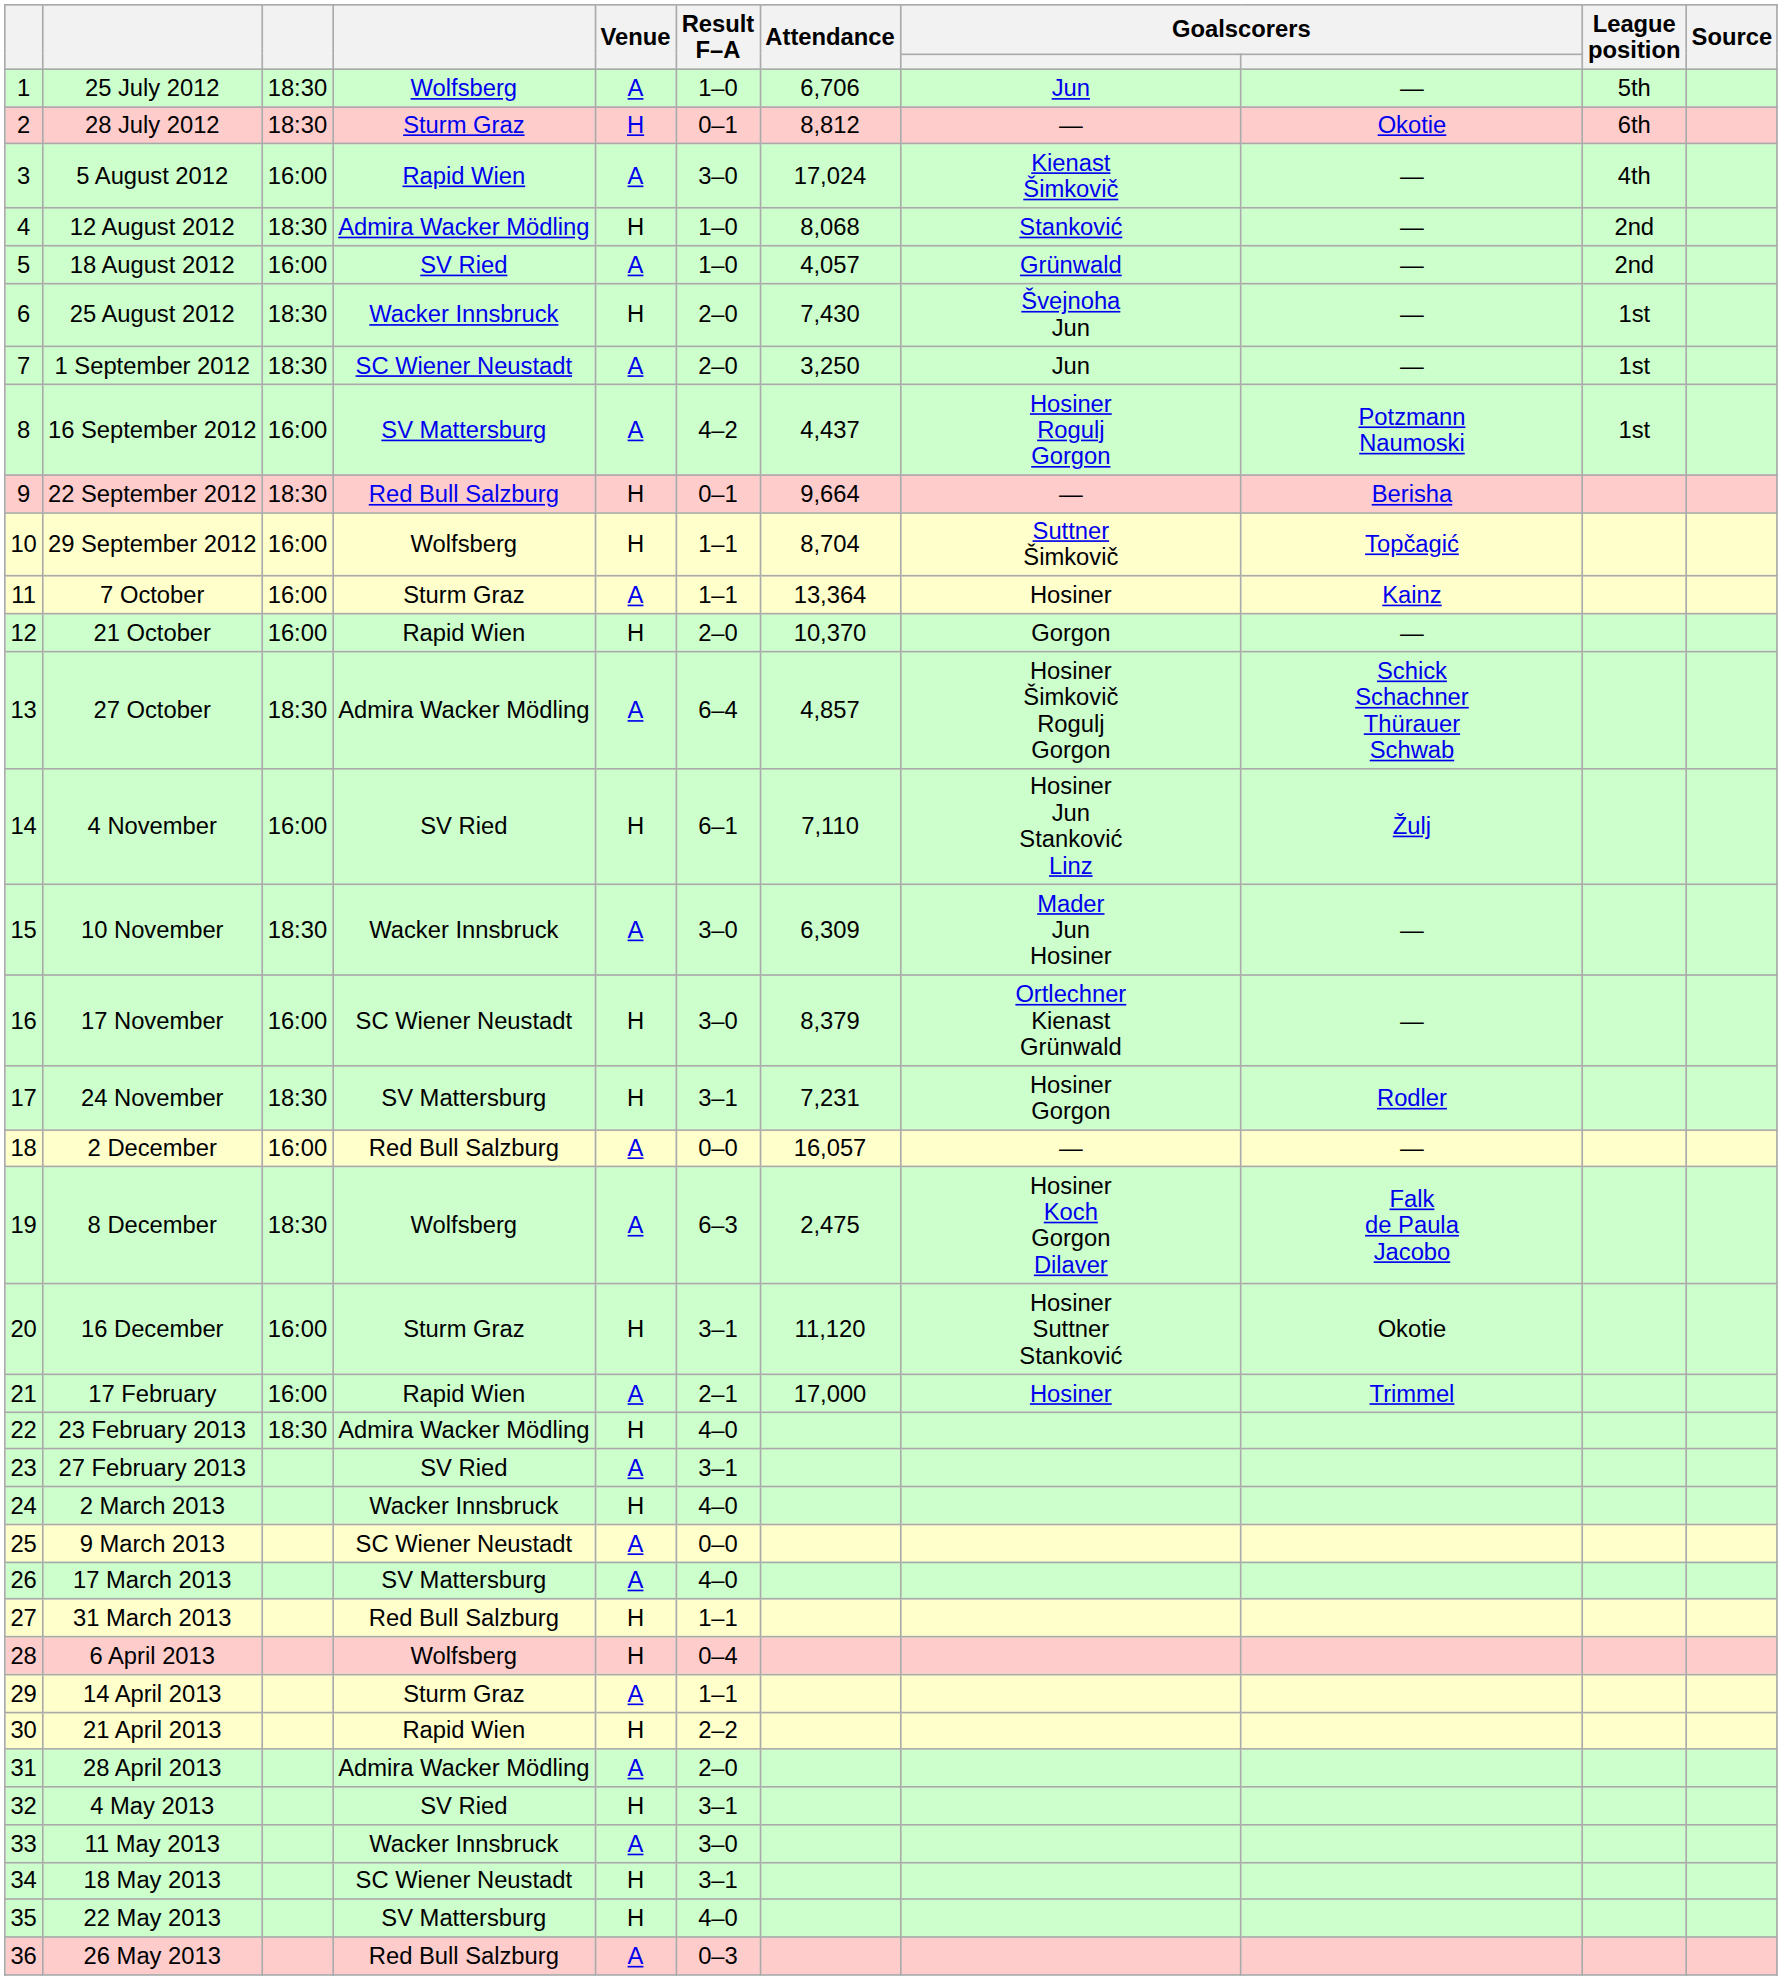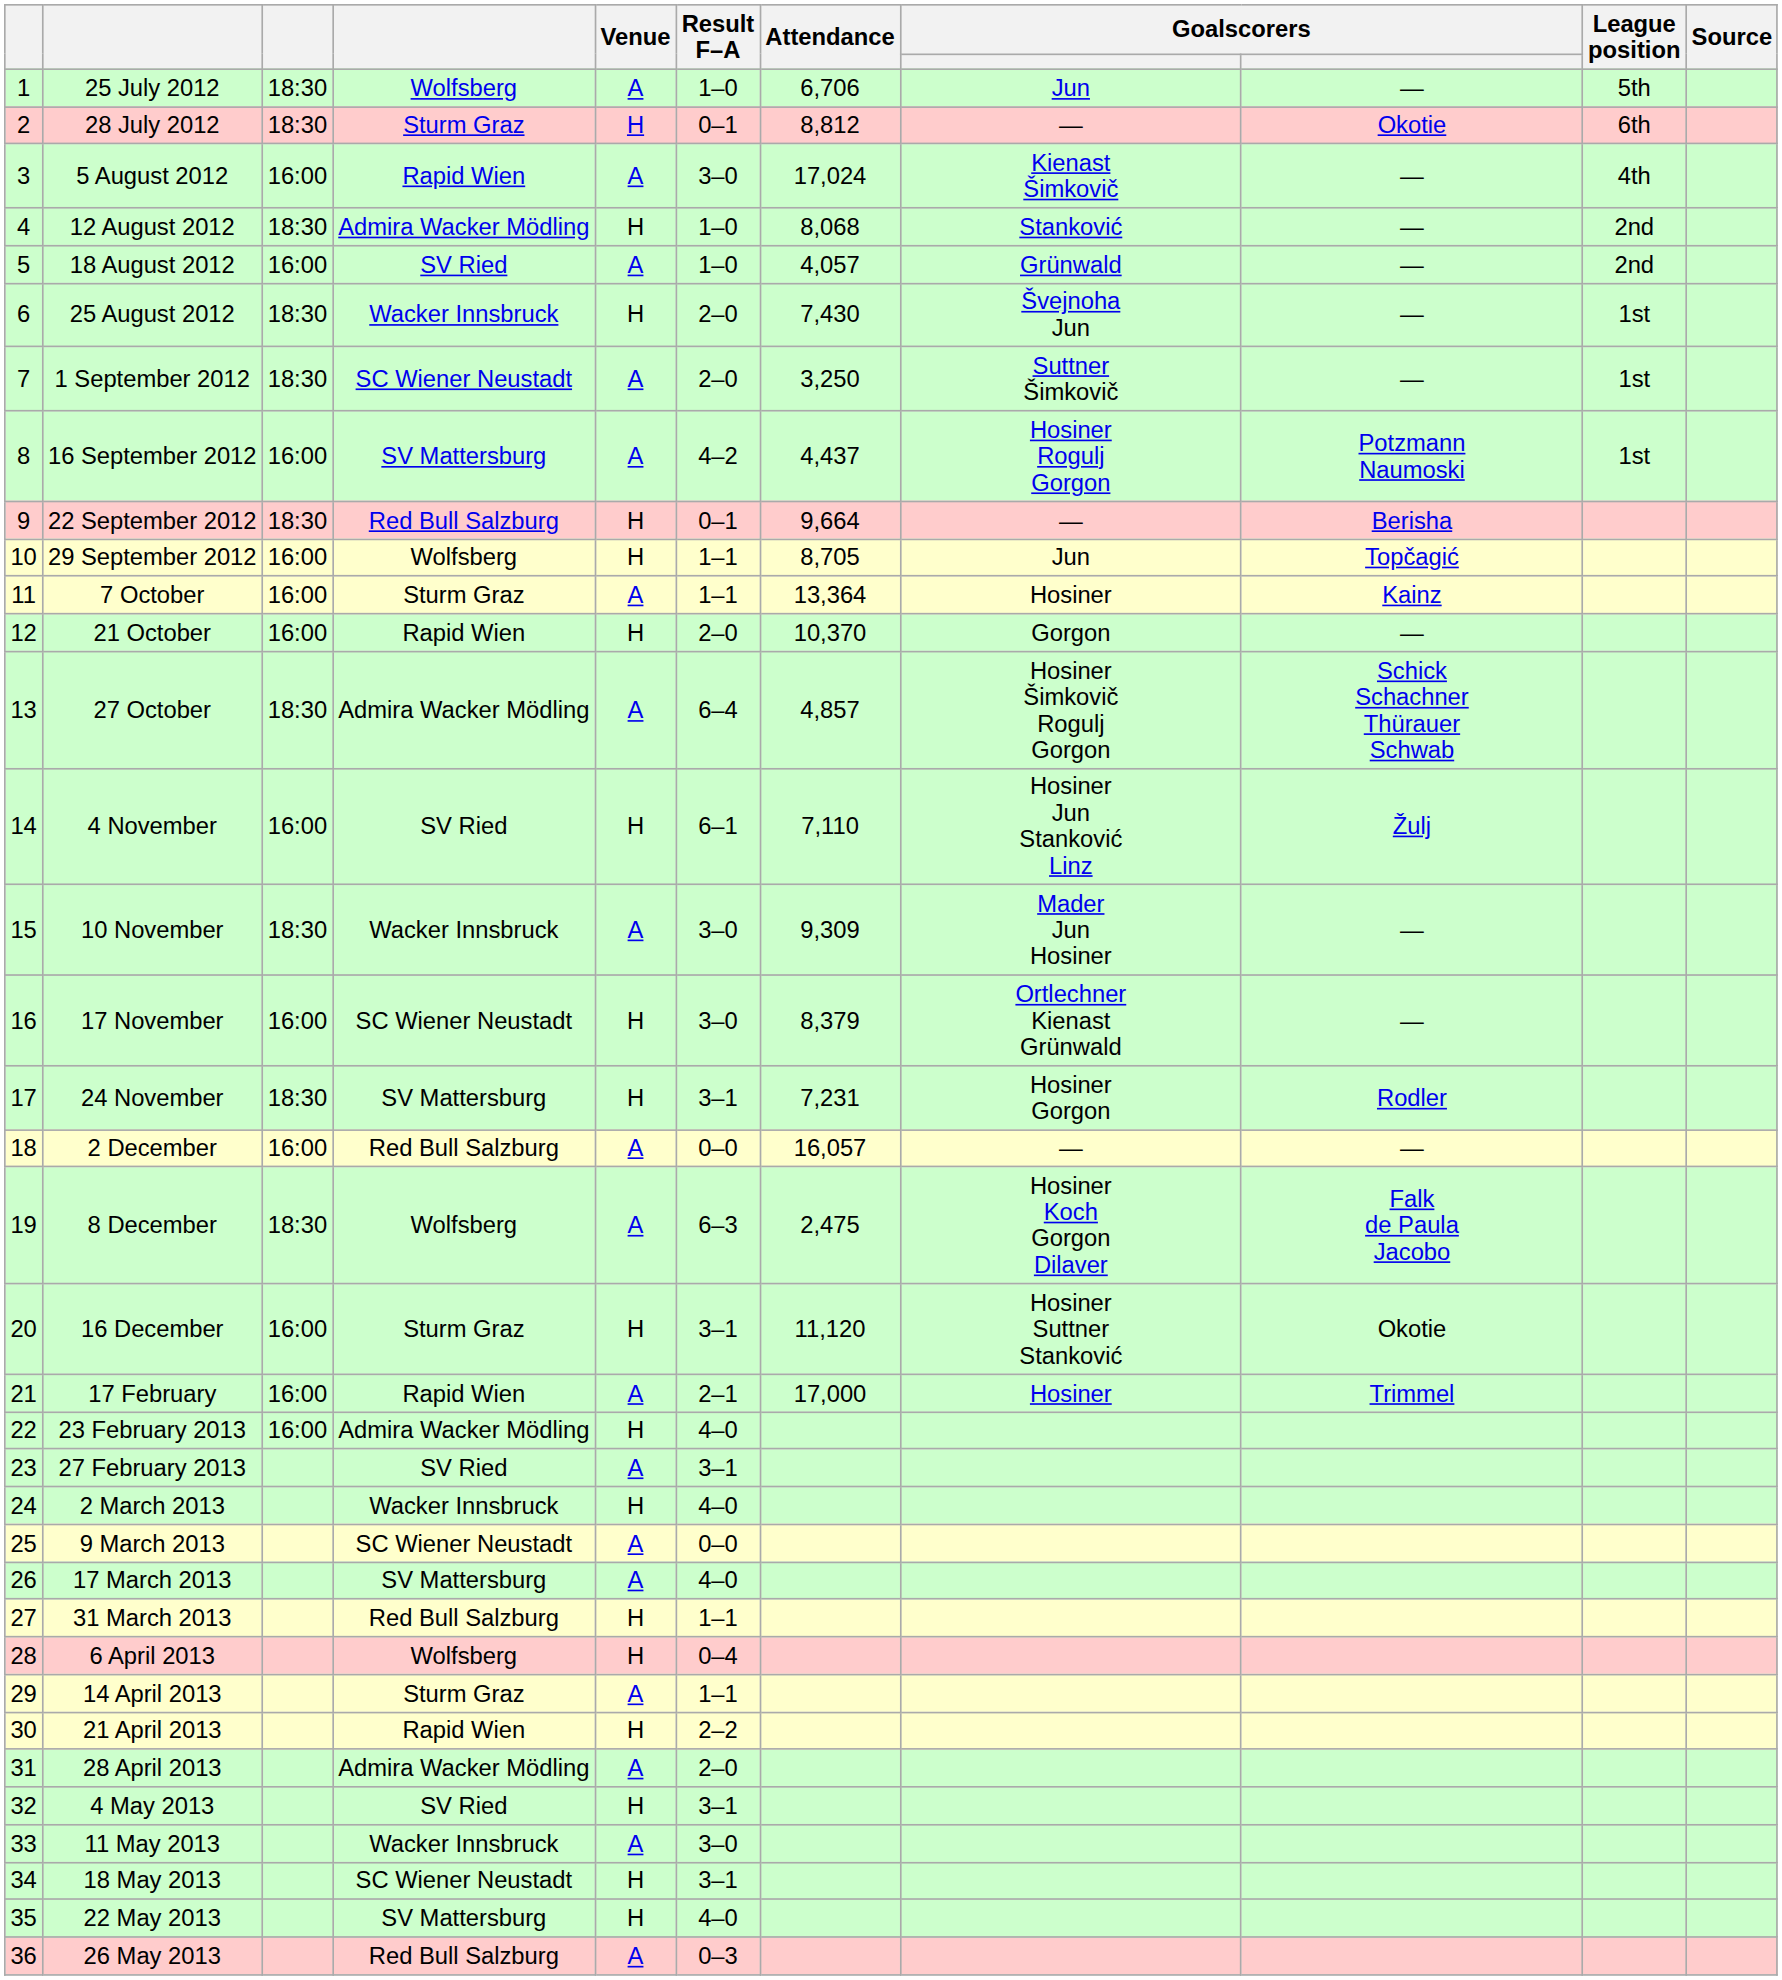(1071, 366) Jun -> (1071, 379) Suttner Šimkovič
(830, 545) 8,704 -> (830, 558) 8,705
(1071, 545) Suttner Šimkovič -> (1071, 558) Jun
(830, 930) 6,309 -> (830, 930) 9,309
(297, 1431) 18:30 -> (297, 1431) 16:00
